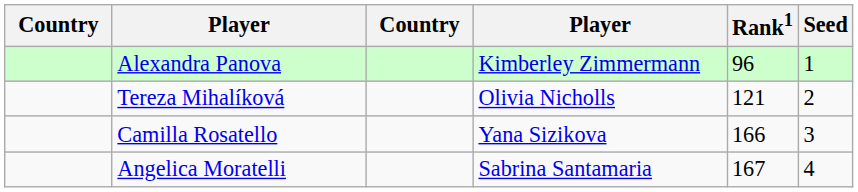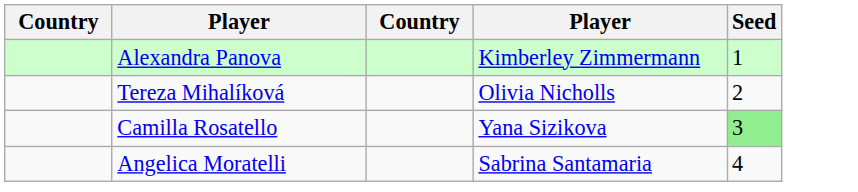- column: (763, 25)
(809, 133) no background -> (737, 127) lightgreen background
